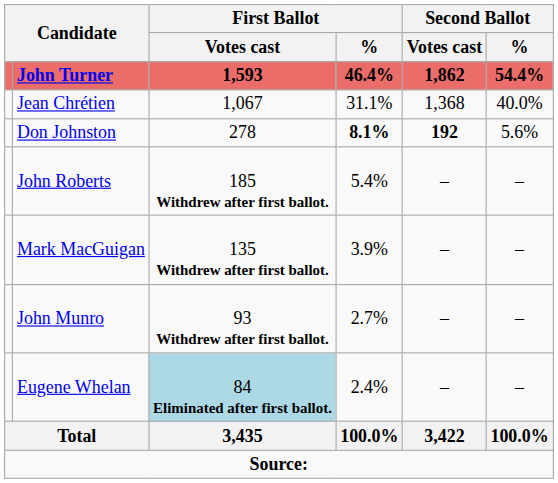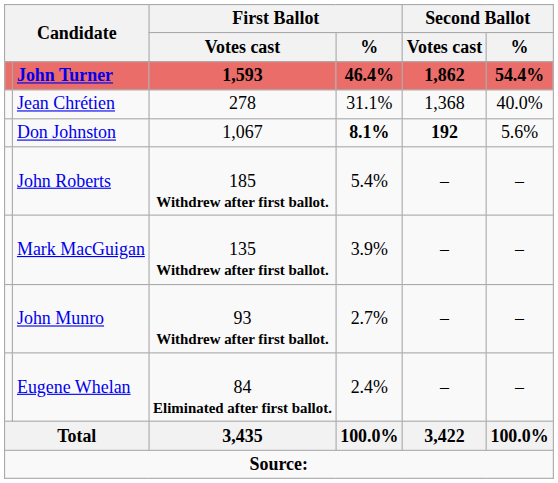(243, 103) 1,067 -> (243, 103) 278
(243, 132) 278 -> (243, 132) 1,067
(243, 397) lightblue background -> (243, 397) no background
